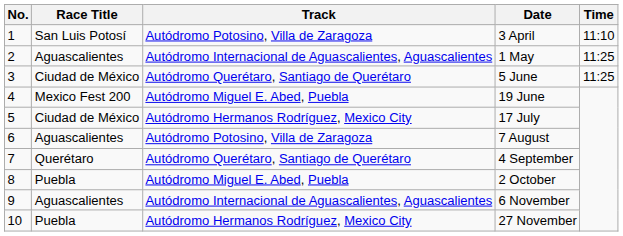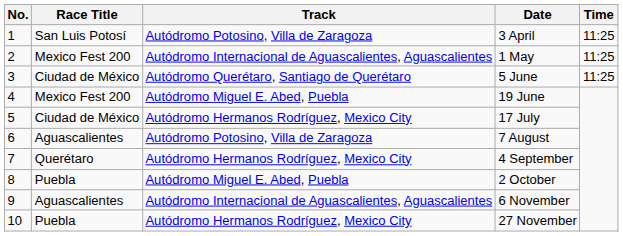(599, 35) 11:10 -> (599, 35) 11:25
(79, 56) Aguascalientes -> (83, 56) Mexico Fest 200
(278, 158) Autódromo Querétaro, Santiago de Querétaro -> (279, 158) Autódromo Hermanos Rodríguez, Mexico City
